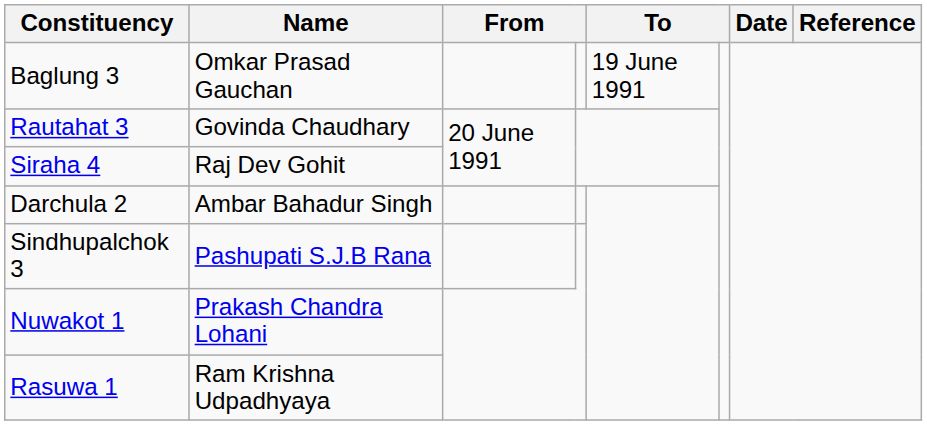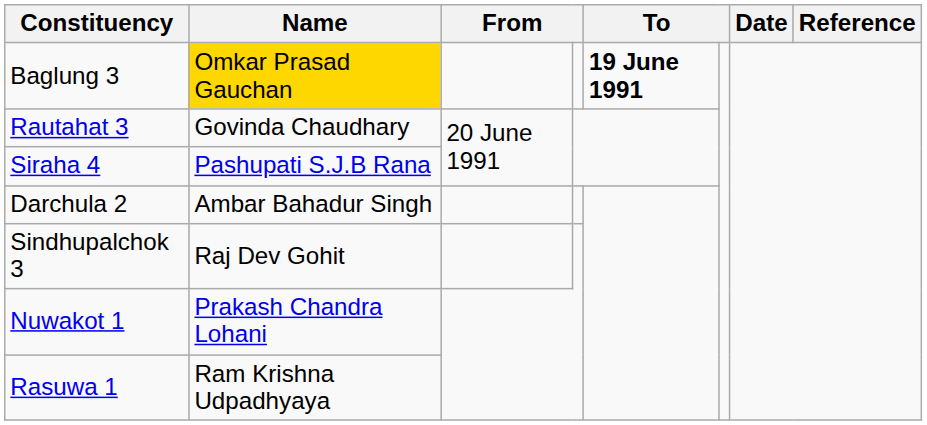(273, 75) no background -> (272, 75) gold background
(635, 75) normal -> (634, 75) bold
(270, 165) Raj Dev Gohit -> (313, 165) Pashupati S.J.B Rana
(313, 256) Pashupati S.J.B Rana -> (270, 256) Raj Dev Gohit
